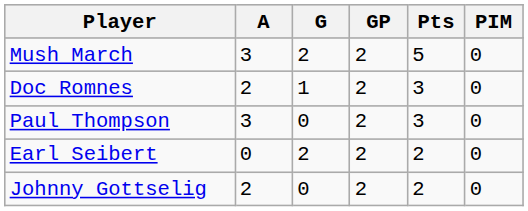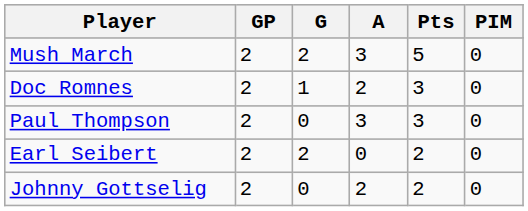columns swapped: (379, 22) <-> (264, 22)
